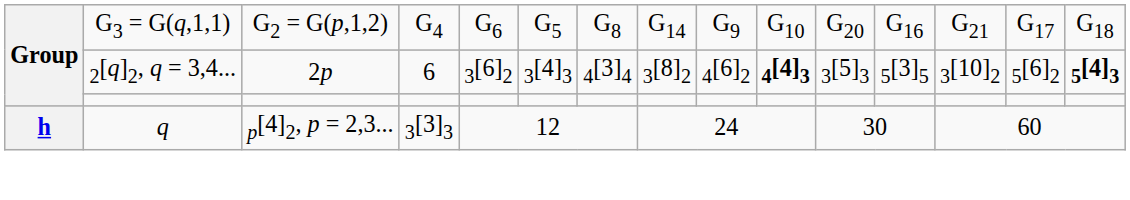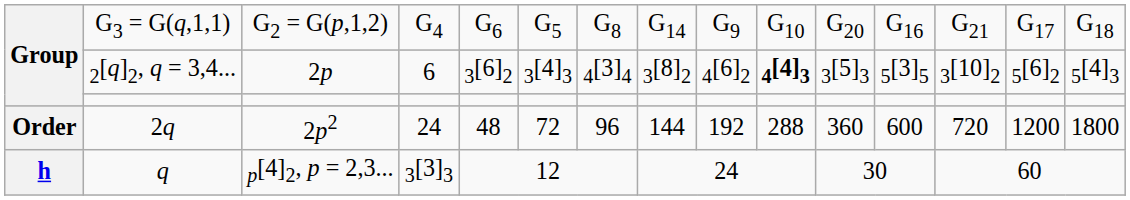(1095, 71) bold -> (1095, 71) normal
+ row: (163, 127)
